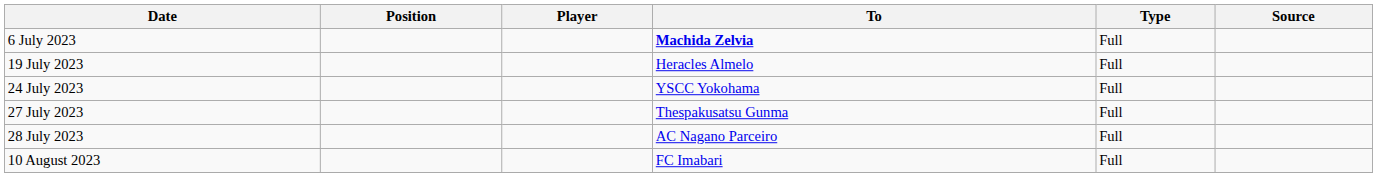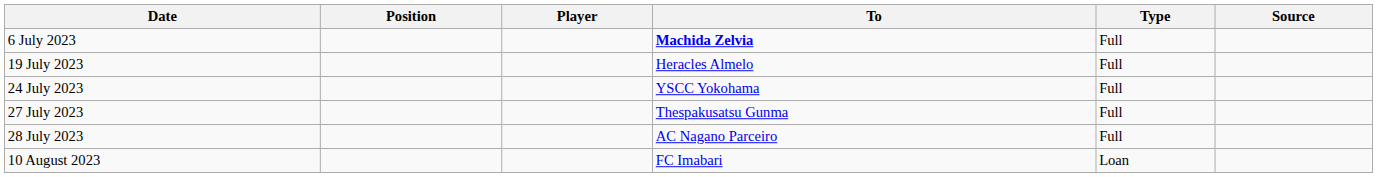(1111, 161) Full -> (1114, 161) Loan
